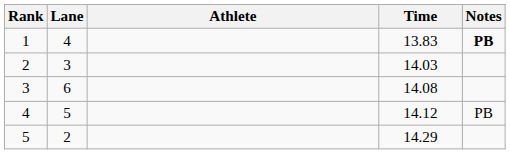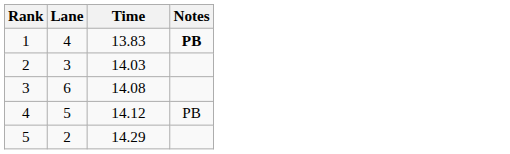- column: (233, 16)
